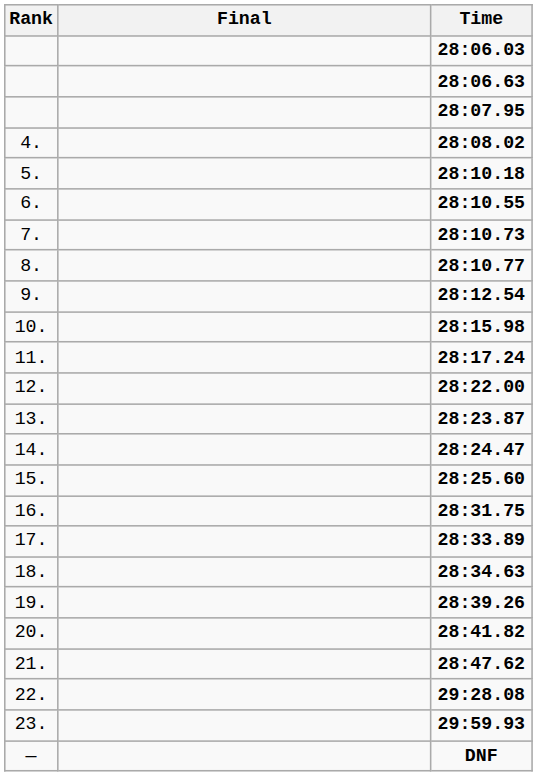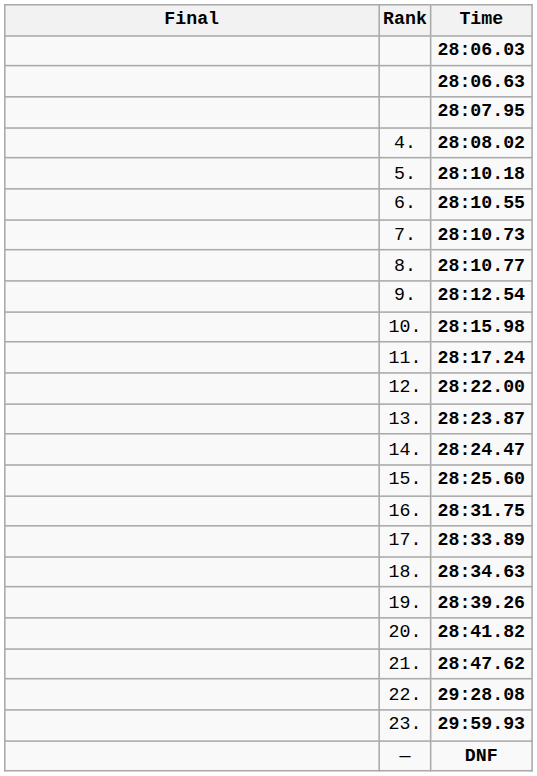columns swapped: (31, 20) <-> (244, 20)
